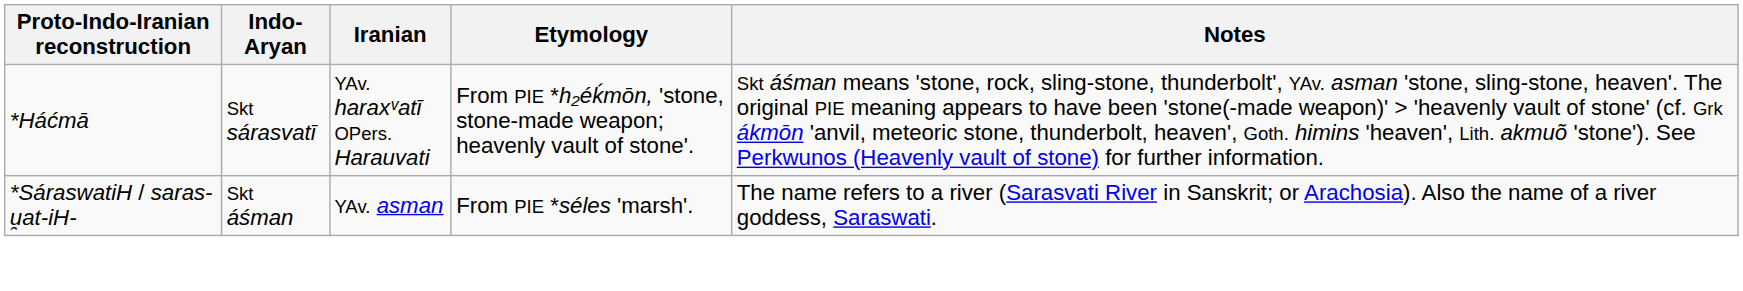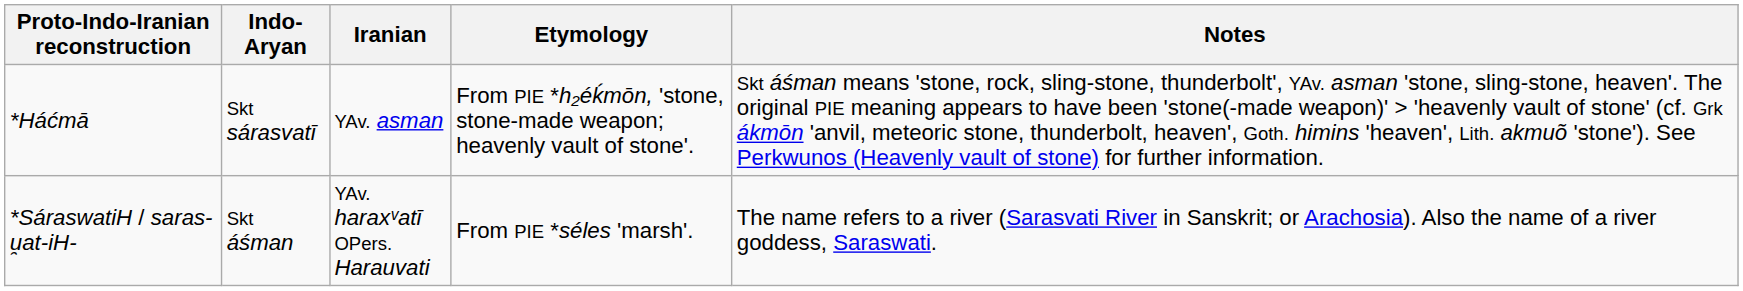(382, 121) YAv. haraxᵛatī OPers. Harauvati -> (389, 119) YAv. asman
(389, 205) YAv. asman -> (382, 231) YAv. haraxᵛatī OPers. Harauvati
